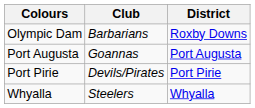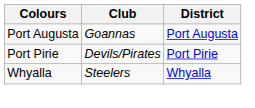- row: (45, 34)
